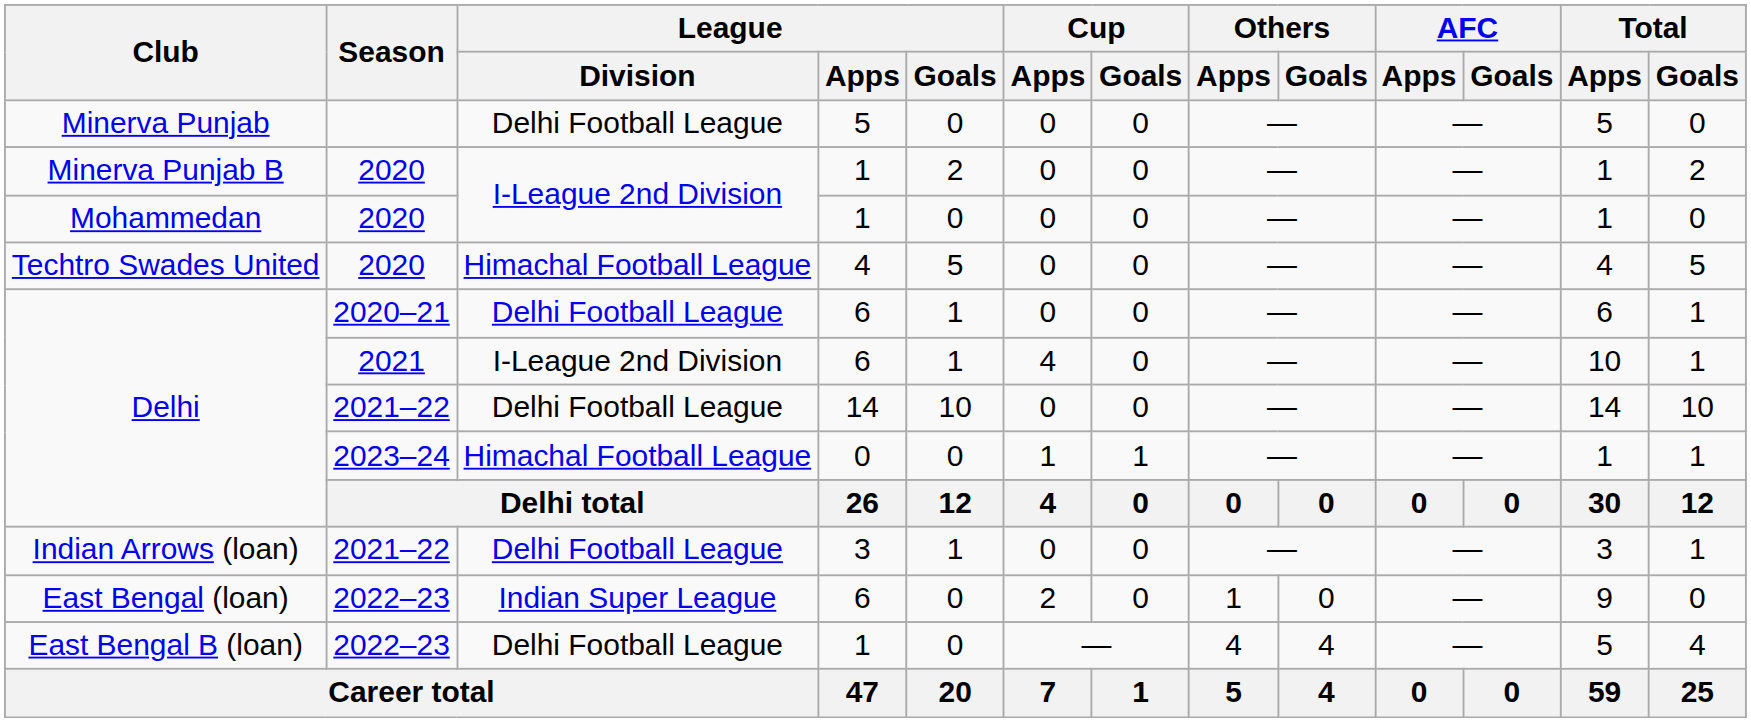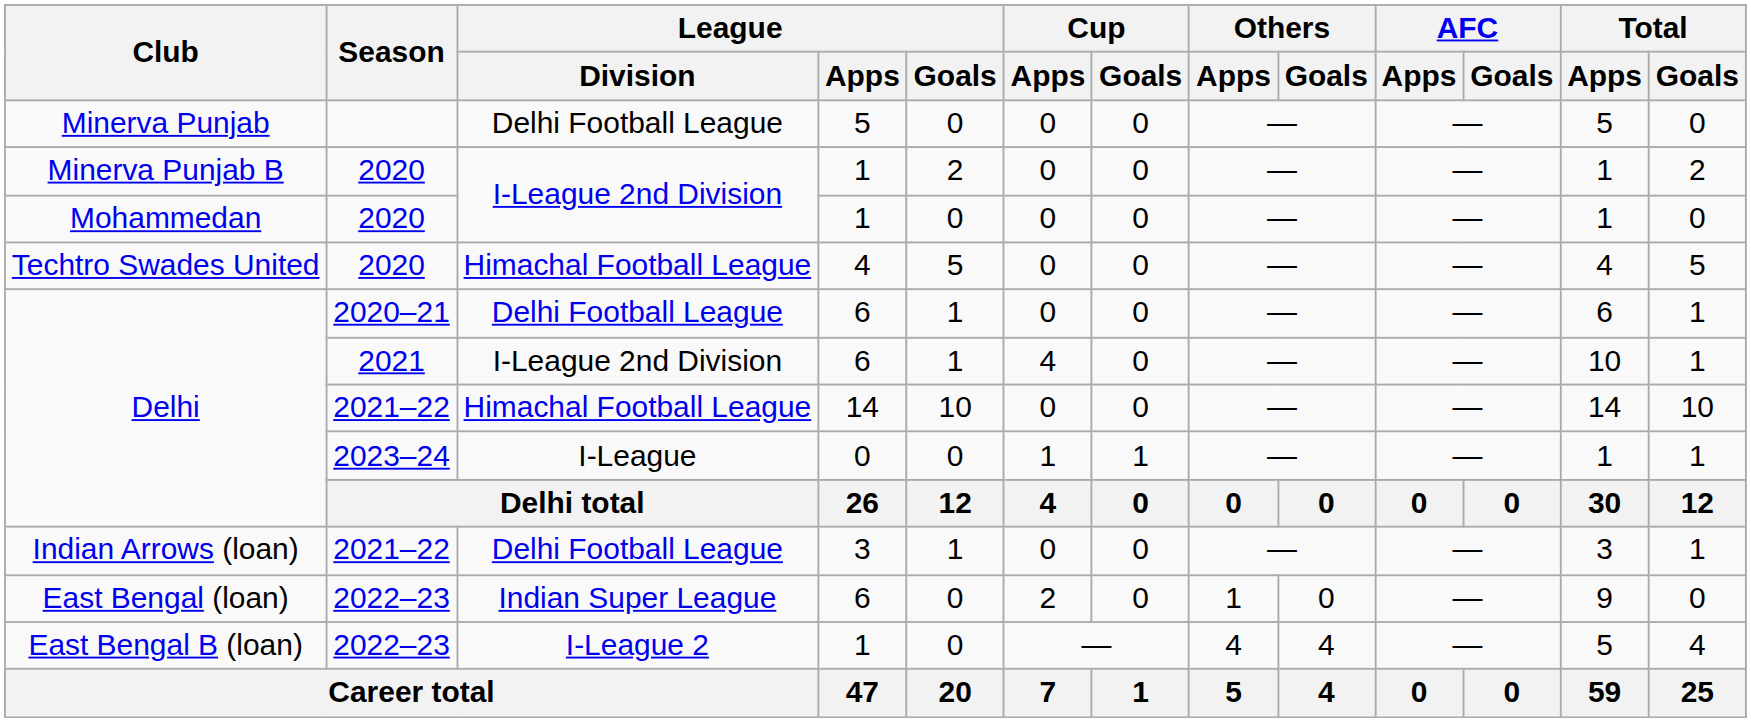(637, 407) Delhi Football League -> (637, 407) Himachal Football League
(637, 455) Himachal Football League -> (637, 455) I-League
(637, 645) Delhi Football League -> (637, 645) I-League 2
